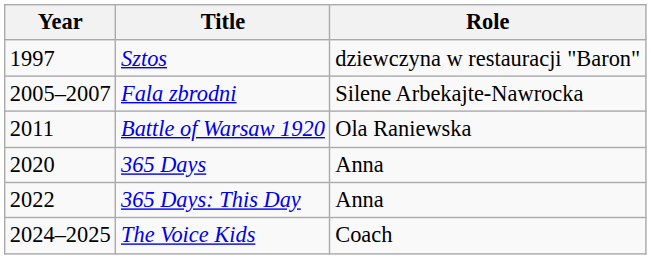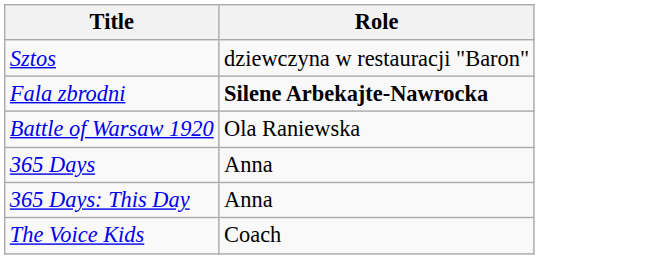- column: (60, 22)
(459, 93) normal -> (356, 93) bold
